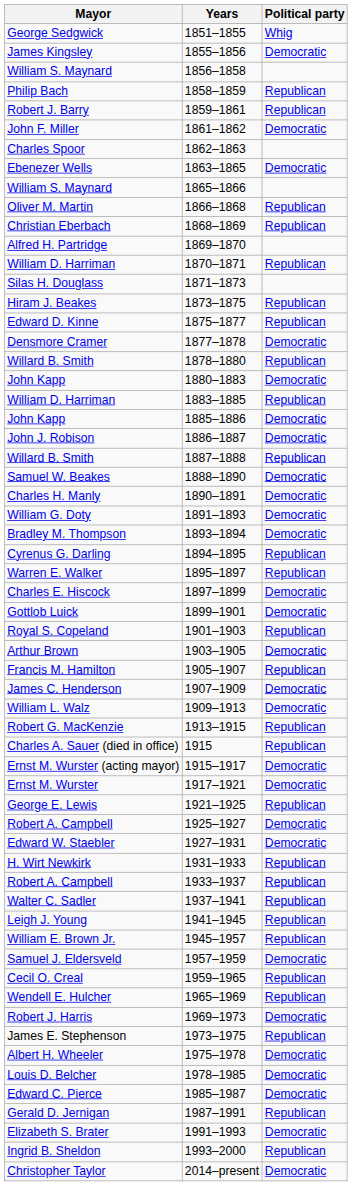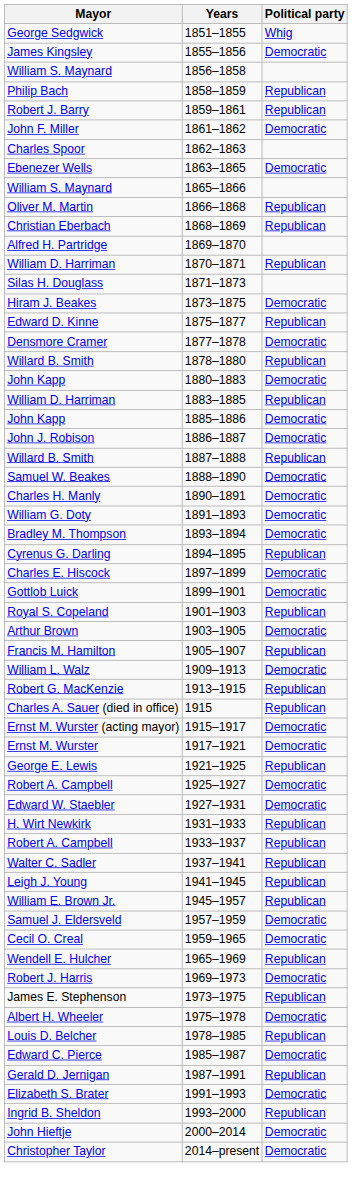(295, 303) Republican -> (296, 303) Democratic
- row: (55, 573)
- row: (64, 689)
(295, 978) Republican -> (296, 939) Democratic
(296, 1074) Democratic -> (295, 1036) Republican
+ row: (39, 1132)
